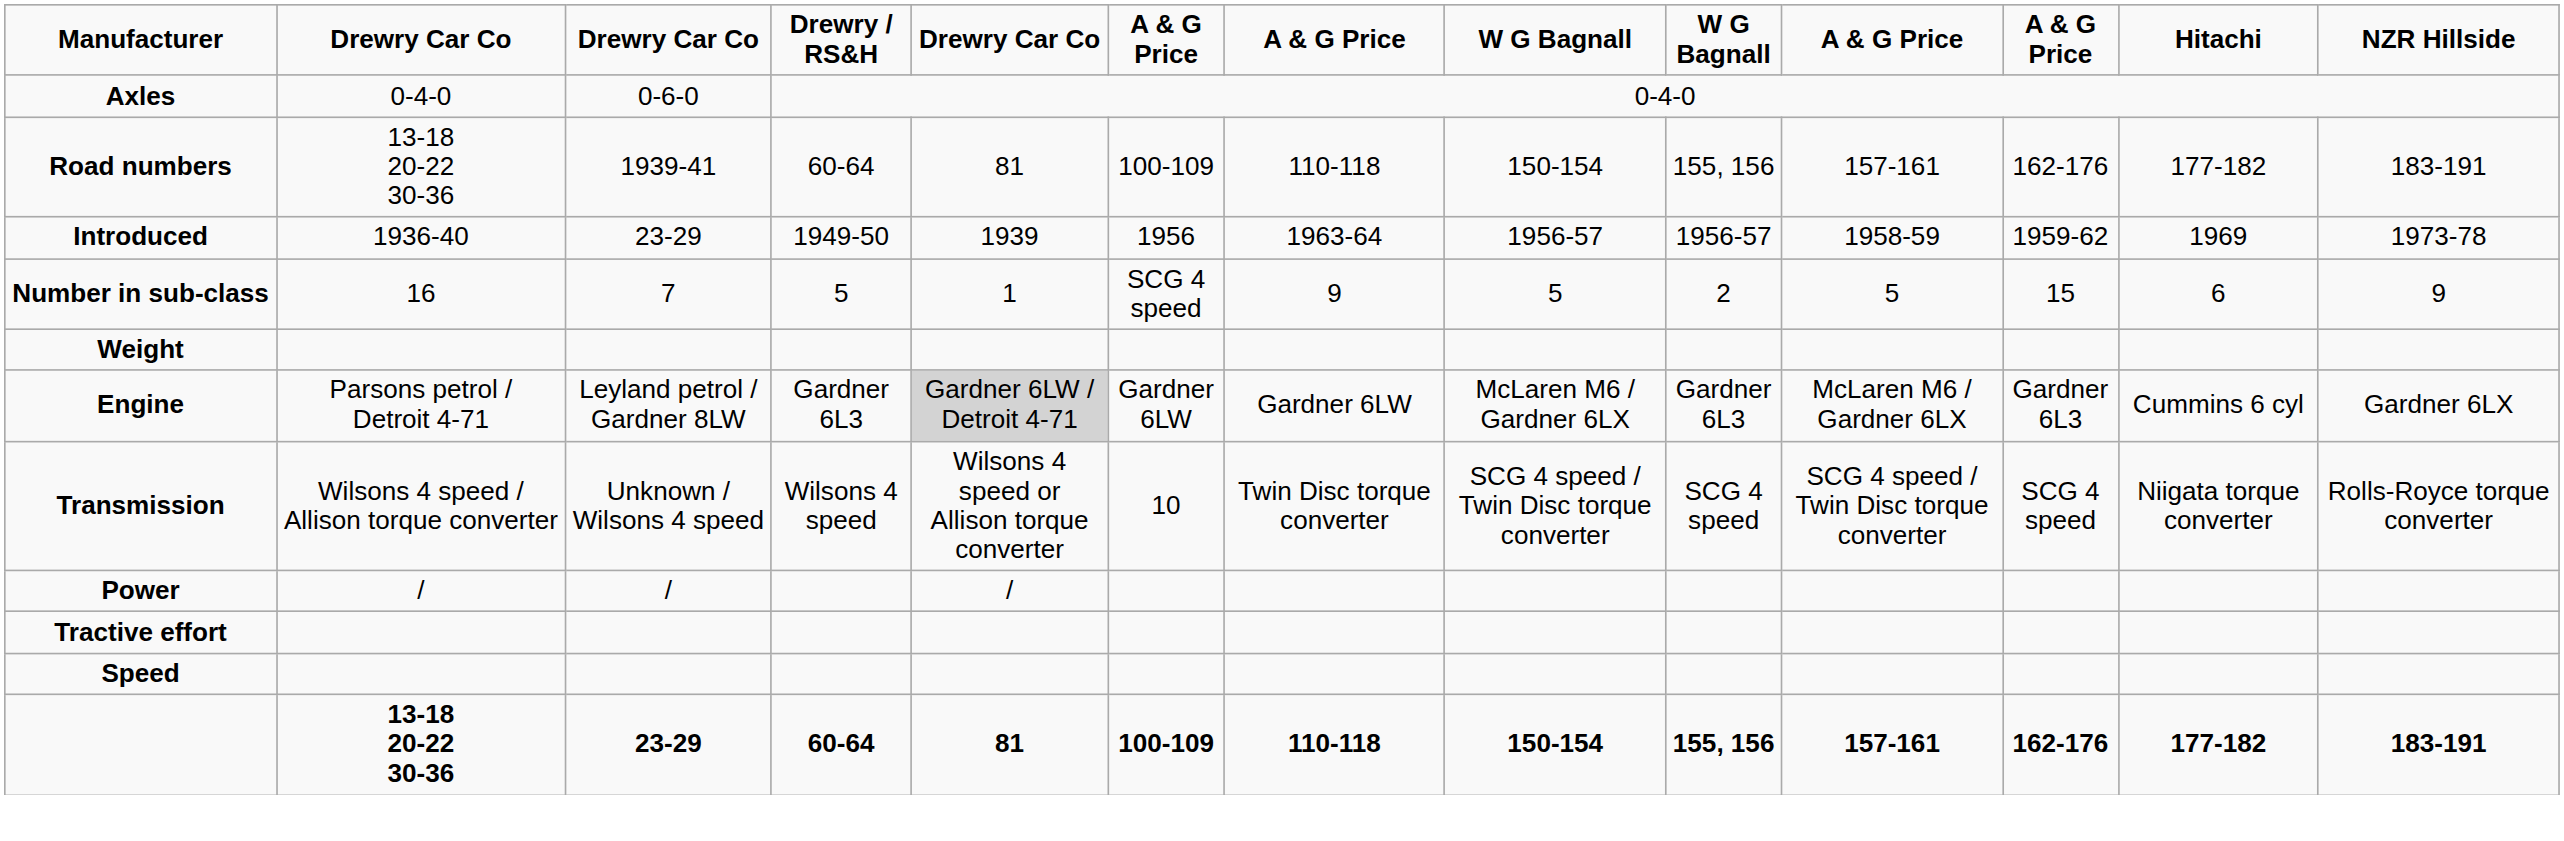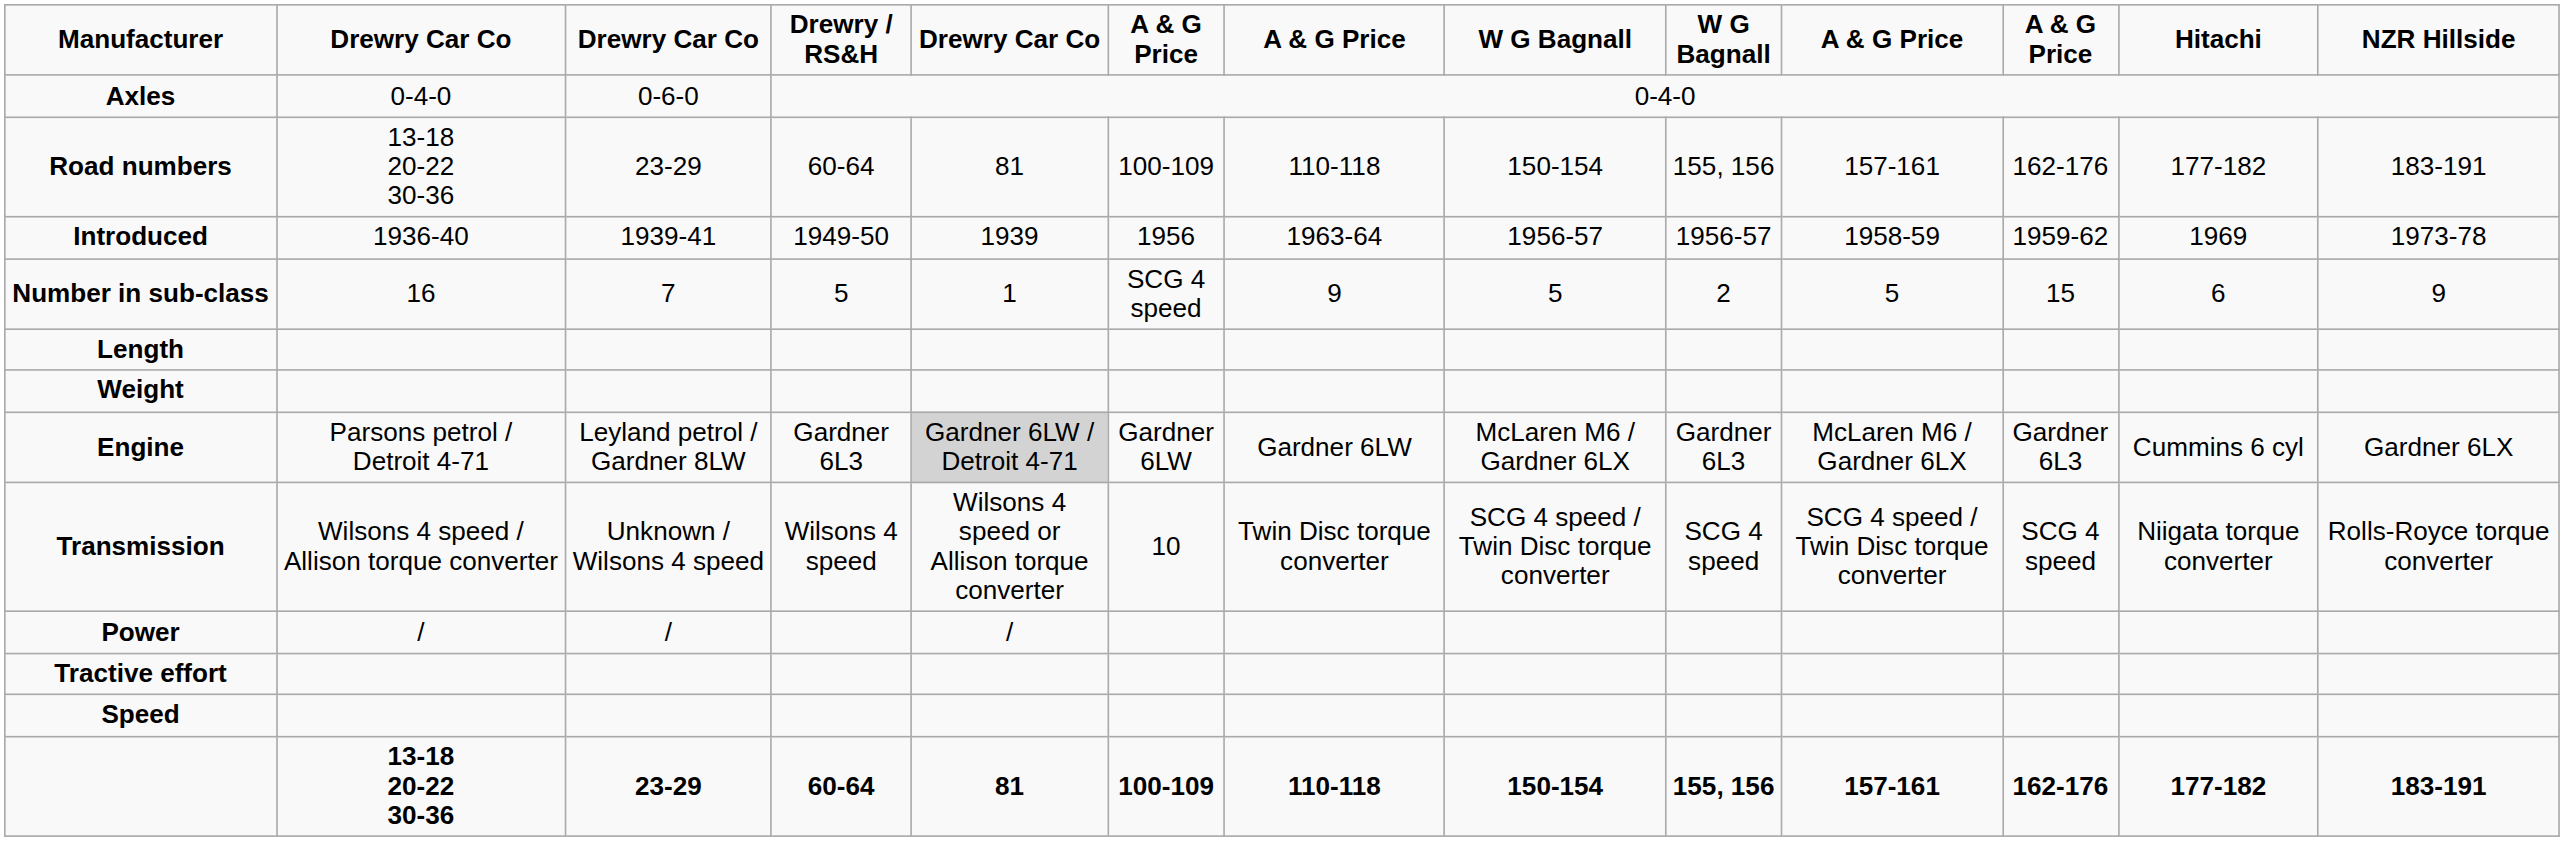(668, 166) 1939-41 -> (668, 166) 23-29
(668, 237) 23-29 -> (668, 237) 1939-41
+ row: (141, 349)
